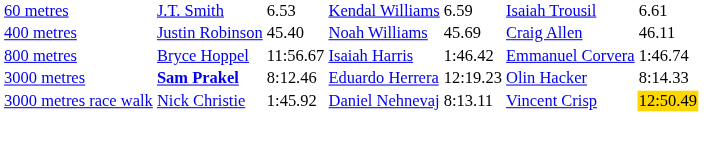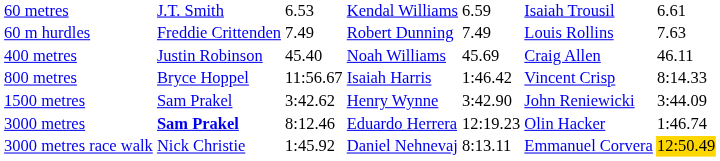+ row: (47, 33)
(570, 55) Emmanuel Corvera -> (570, 78) Vincent Crisp
(664, 55) 1:46.74 -> (682, 78) 8:14.33
+ row: (45, 100)
(664, 78) 8:14.33 -> (682, 123) 1:46.74
(552, 100) Vincent Crisp -> (589, 146) Emmanuel Corvera
